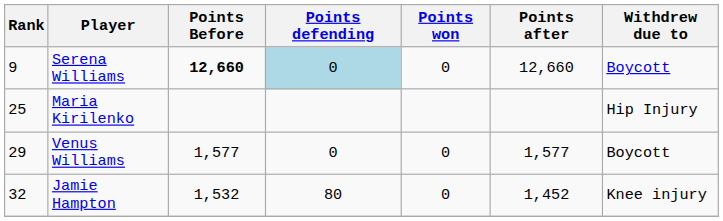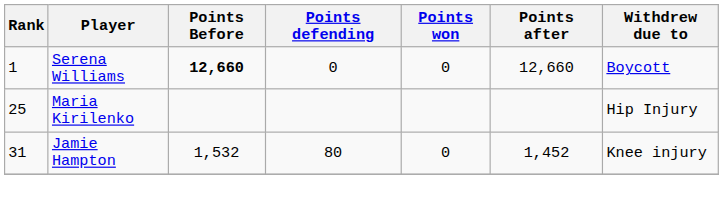(13, 68) 9 -> (13, 68) 1
(333, 68) lightblue background -> (333, 68) no background
- row: (88, 153)
(17, 195) 32 -> (17, 153) 31
